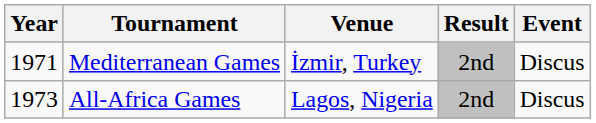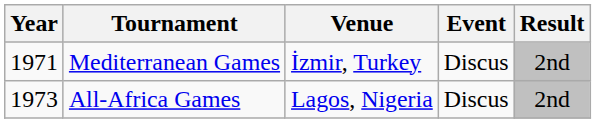columns swapped: (476, 23) <-> (552, 23)
